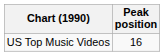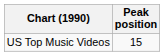(136, 42) 16 -> (136, 42) 15
